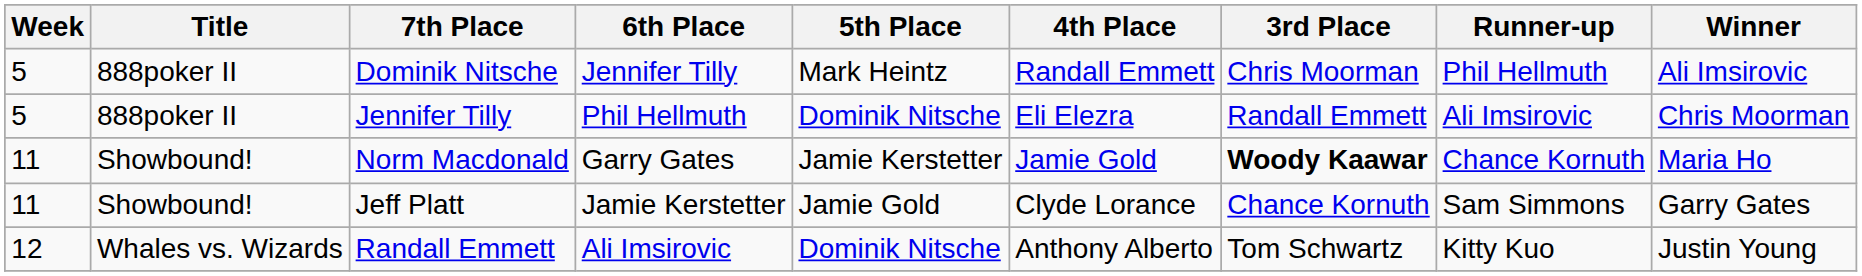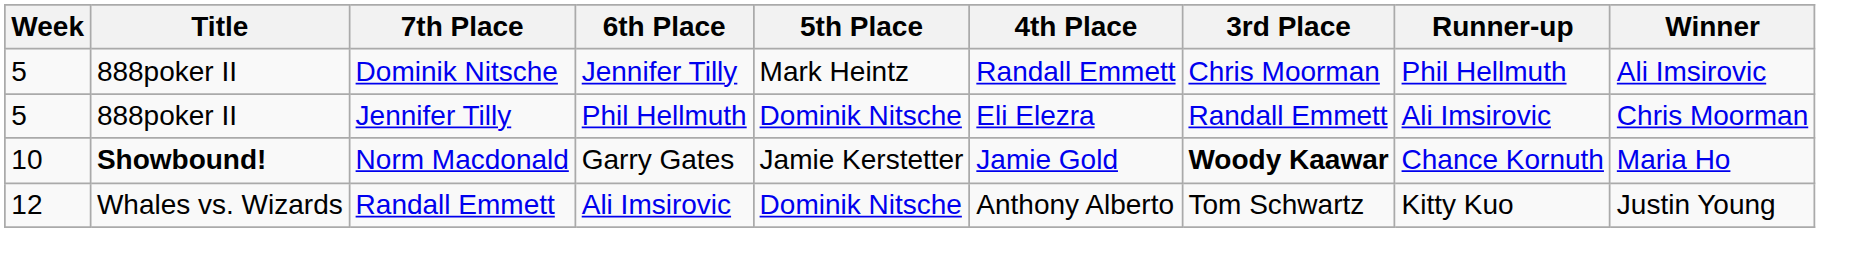(26, 159) 11 -> (27, 159) 10
(175, 159) normal -> (182, 159) bold
- row: (410, 204)
